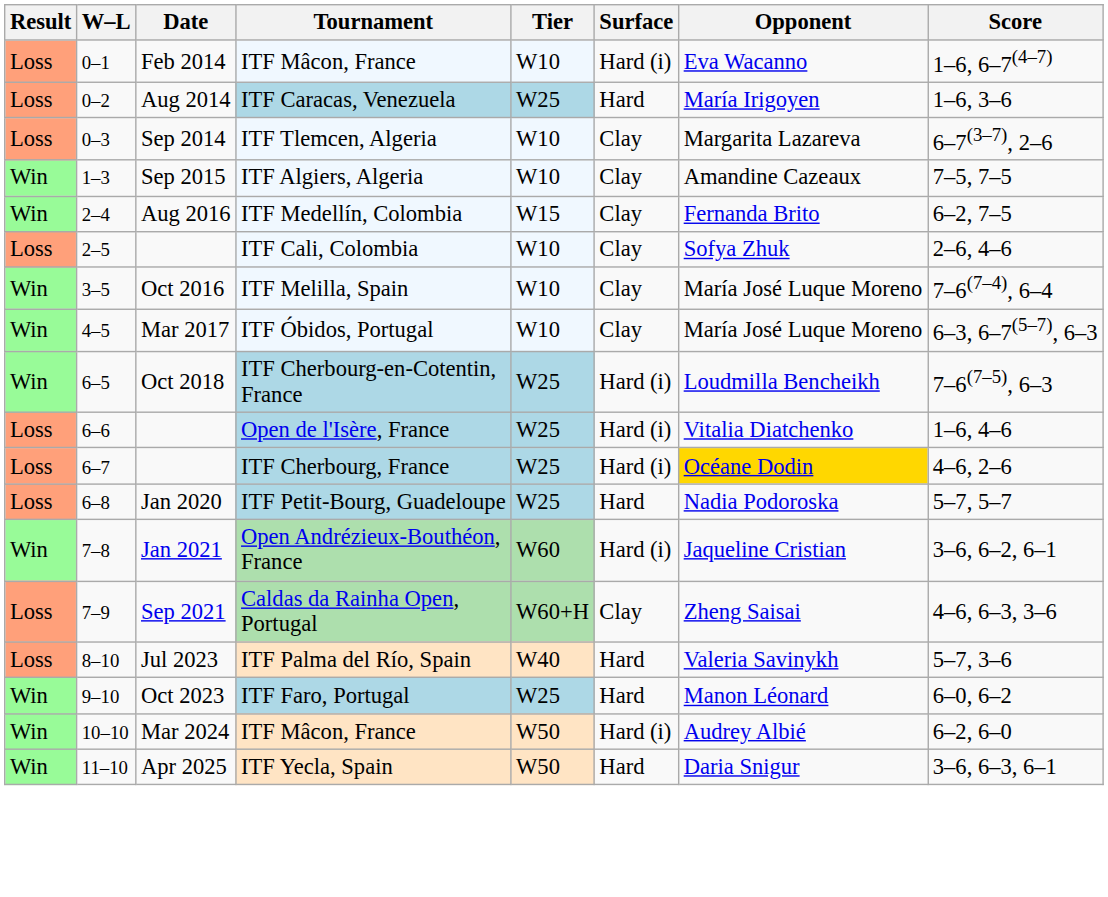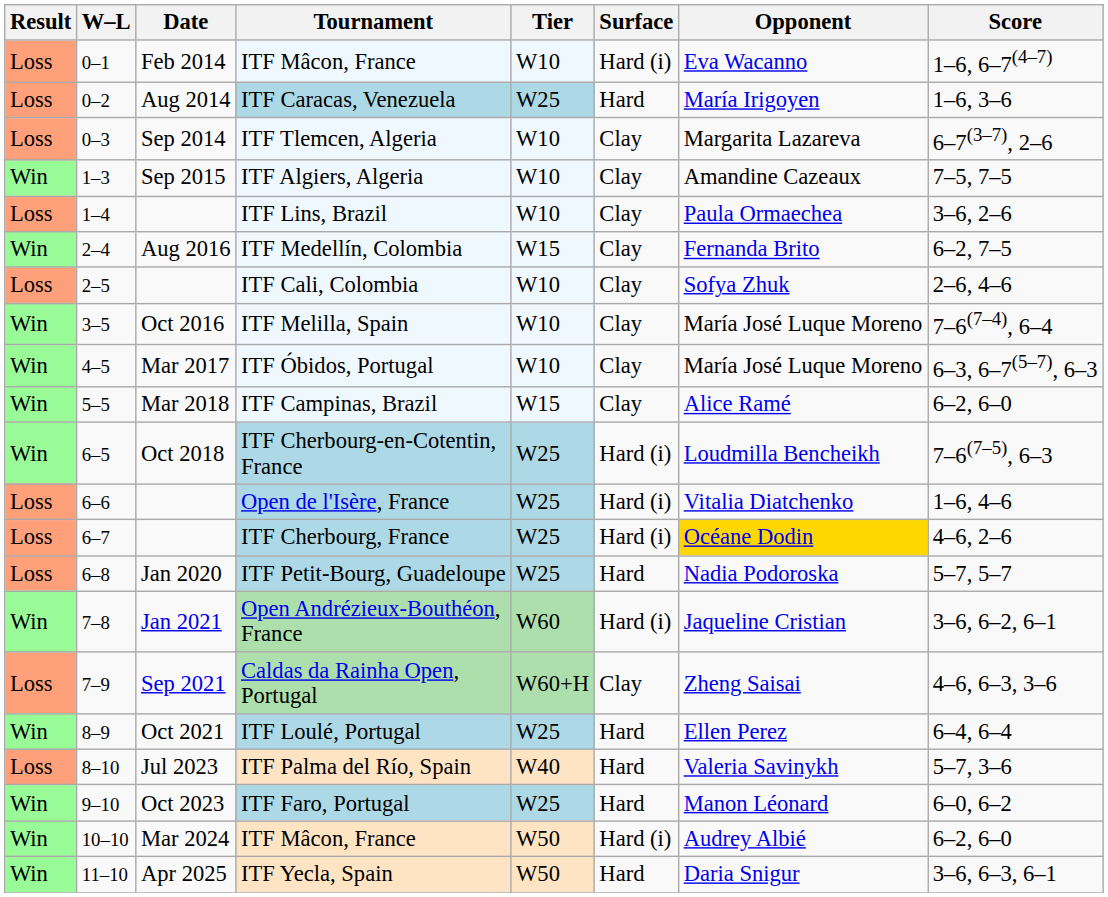+ row: (96, 214)
+ row: (96, 405)
+ row: (96, 732)
